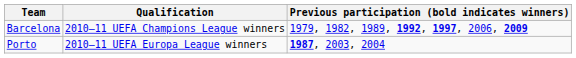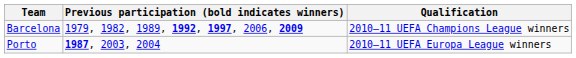columns swapped: (175, 12) <-> (430, 12)
